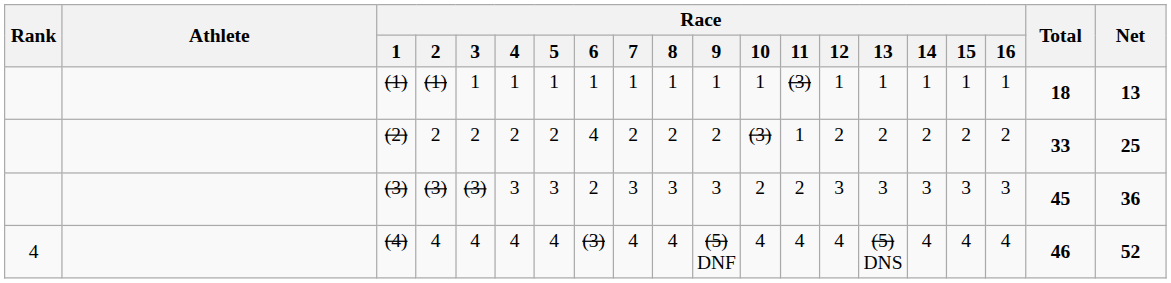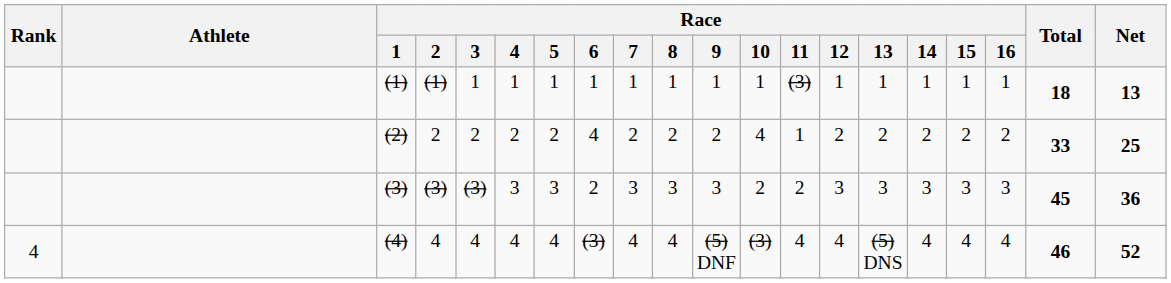(760, 145) (3) -> (760, 145) 4
(760, 251) 4 -> (760, 251) (3)
